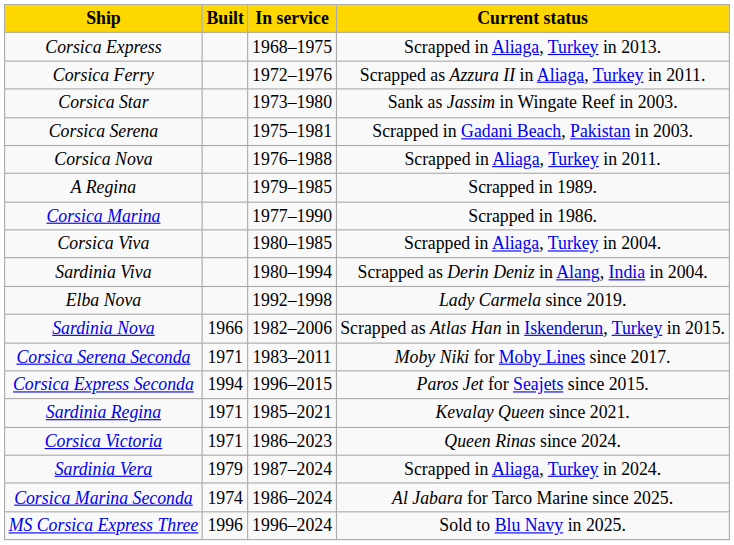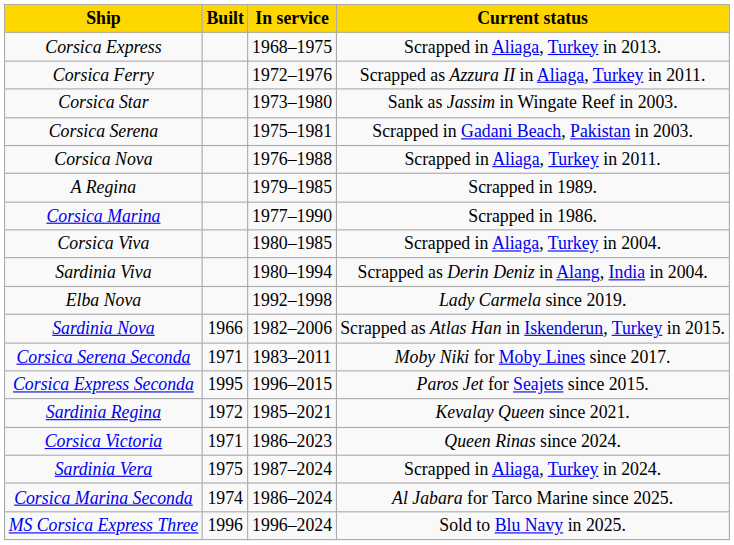(225, 384) 1994 -> (225, 384) 1995
(225, 412) 1971 -> (225, 412) 1972
(225, 469) 1979 -> (225, 469) 1975
